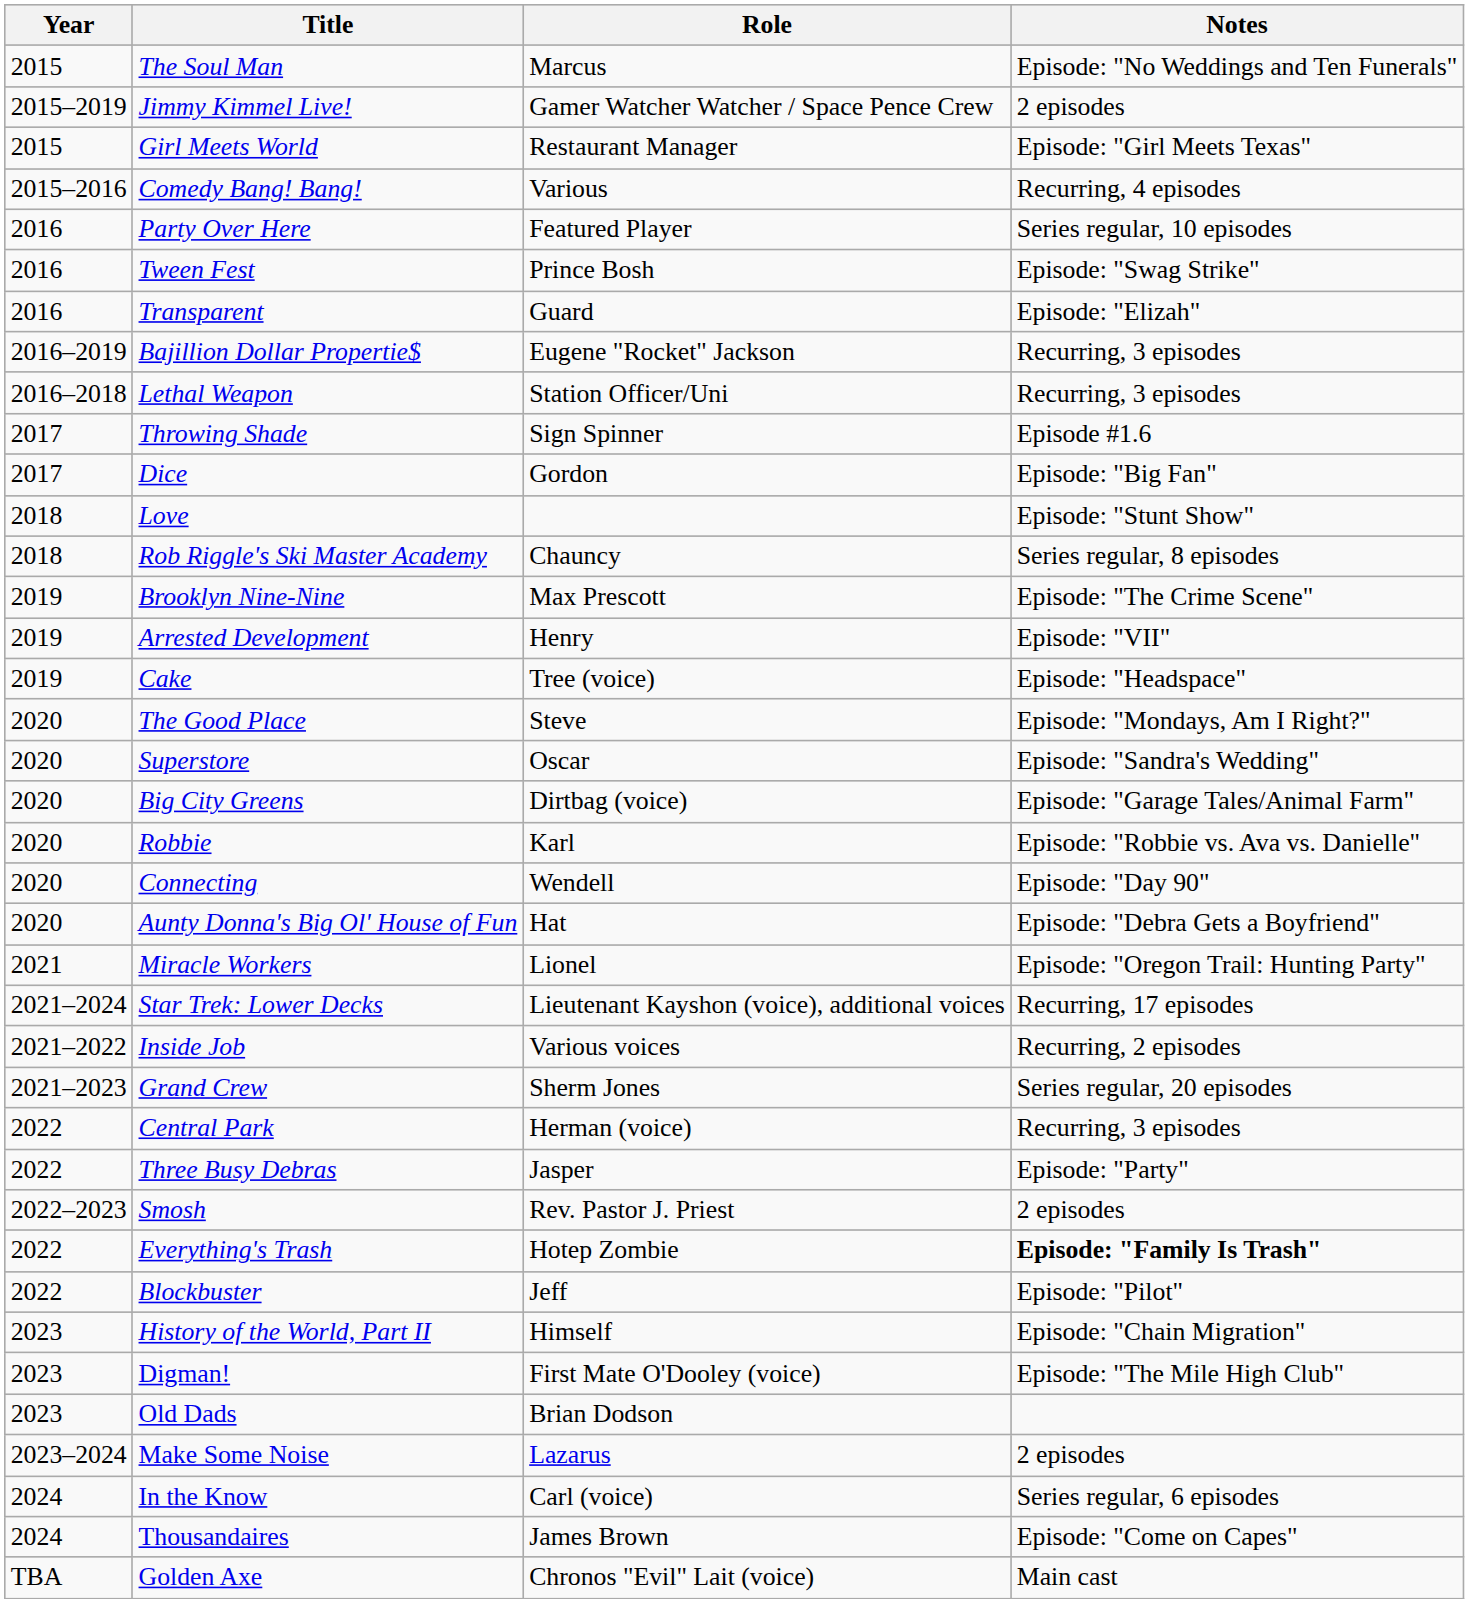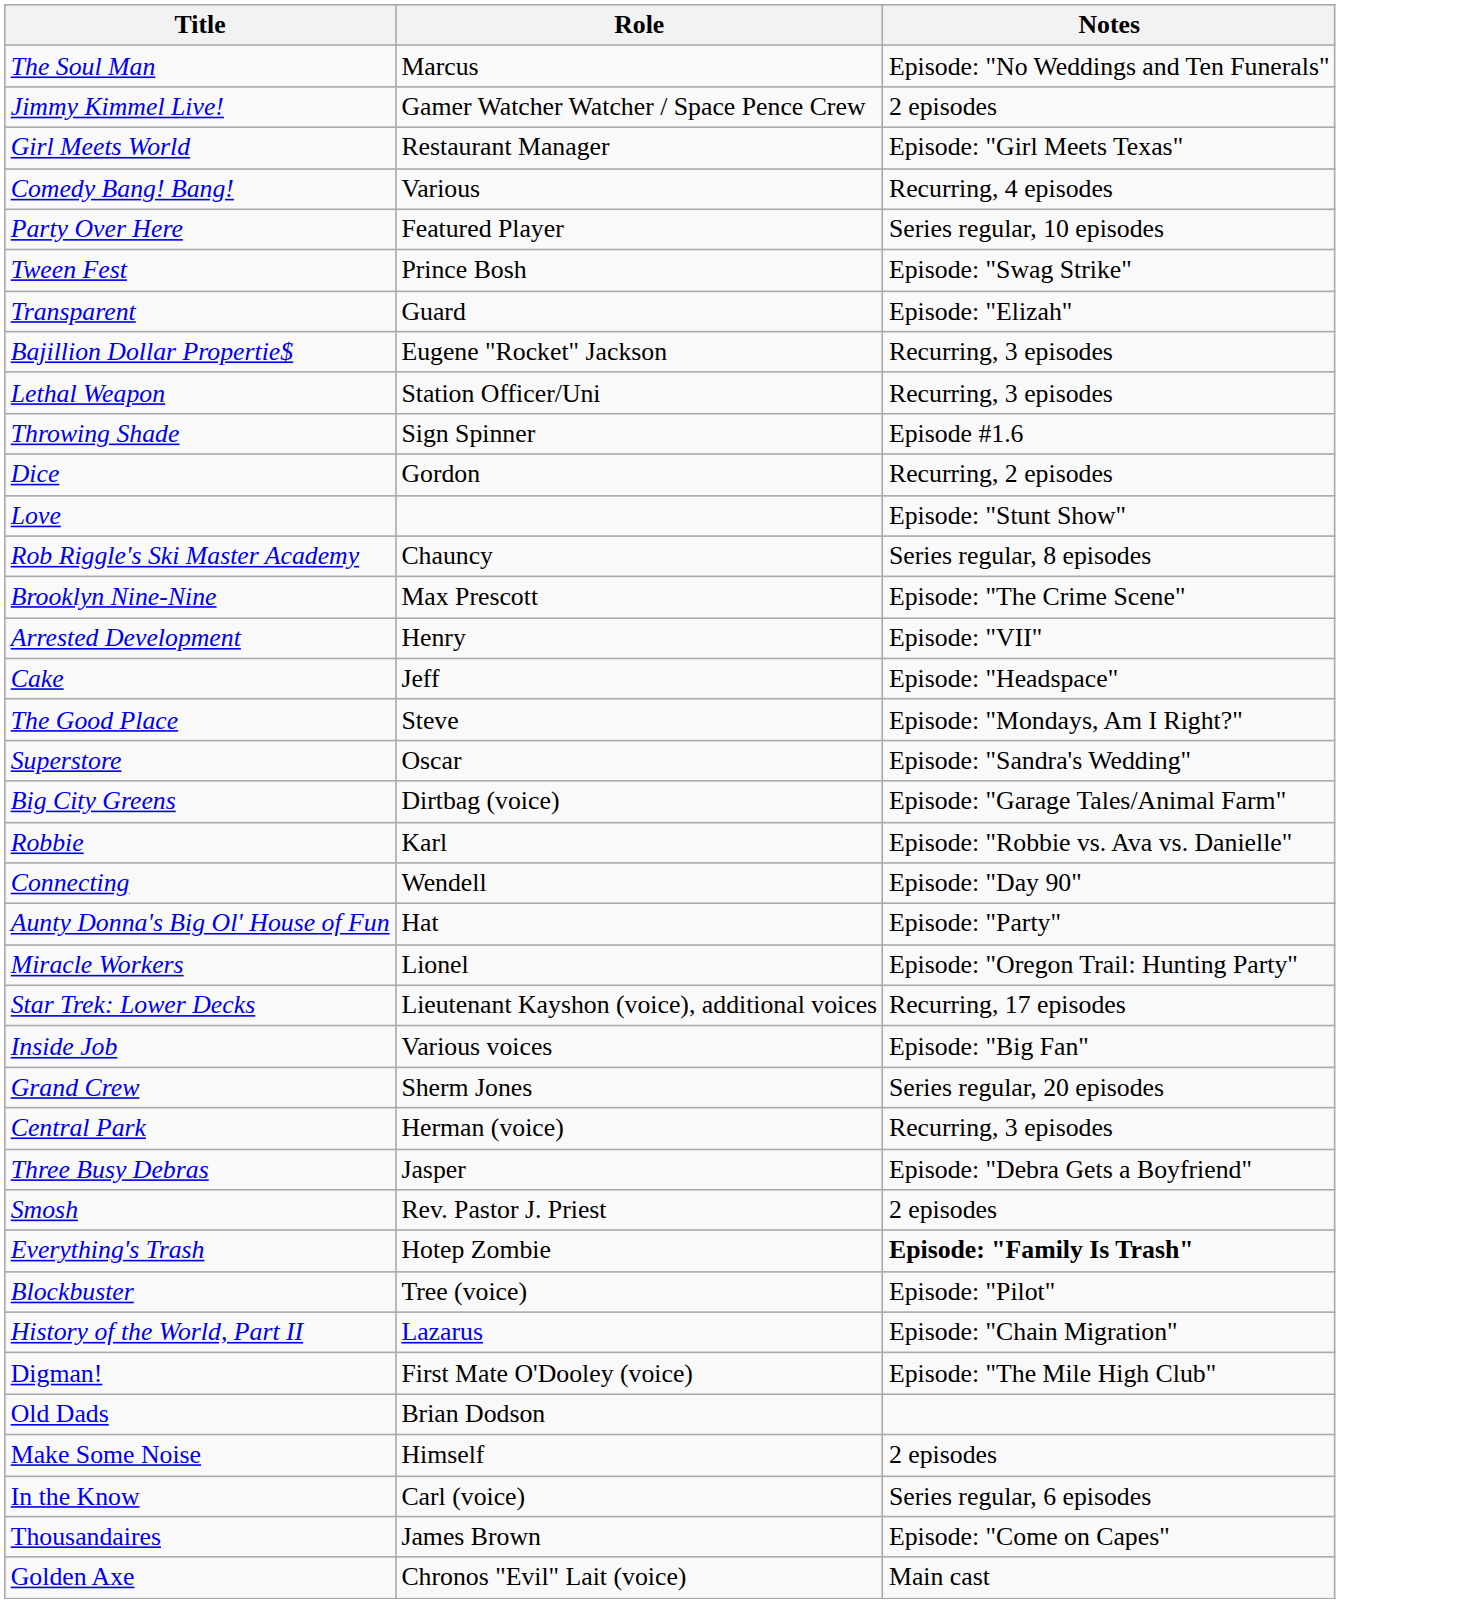- column: (69, 24)
(1117, 474) Episode: "Big Fan" -> (1001, 474) Recurring, 2 episodes
(592, 678) Tree (voice) -> (420, 678) Jeff
(1198, 923) Episode: "Debra Gets a Boyfriend" -> (975, 923) Episode: "Party"
(1129, 1046) Recurring, 2 episodes -> (989, 1046) Episode: "Big Fan"
(1103, 1168) Episode: "Party" -> (1070, 1168) Episode: "Debra Gets a Boyfriend"
(548, 1291) Jeff -> (464, 1291) Tree (voice)
(571, 1332) Himself -> (442, 1332) Lazarus
(570, 1454) Lazarus -> (443, 1454) Himself
